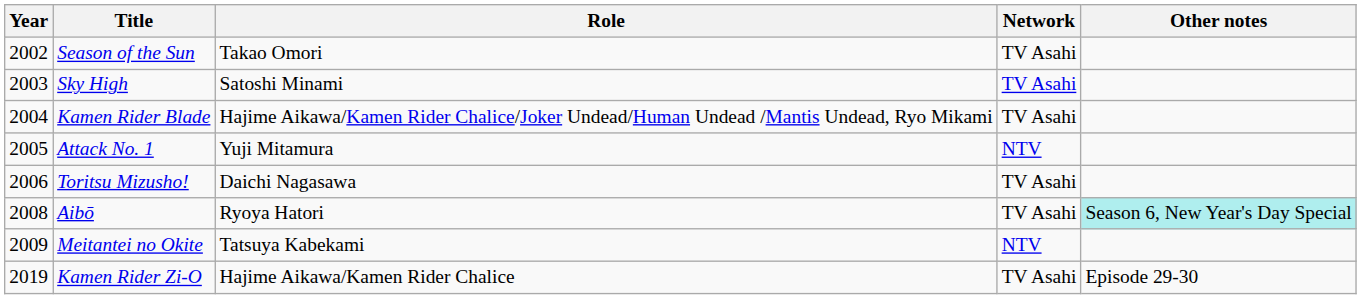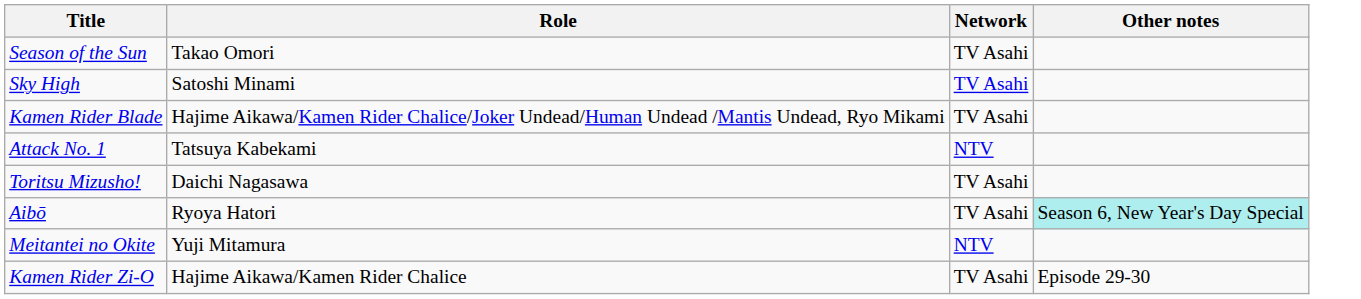- column: (29, 20)
(276, 149) Yuji Mitamura -> (244, 149) Tatsuya Kabekami
(292, 245) Tatsuya Kabekami -> (229, 245) Yuji Mitamura
